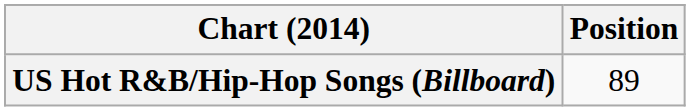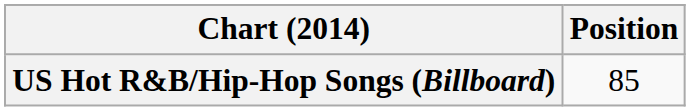(624, 79) 89 -> (624, 79) 85
